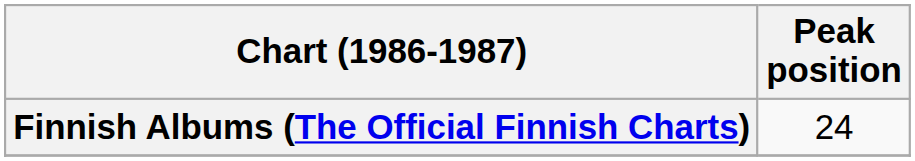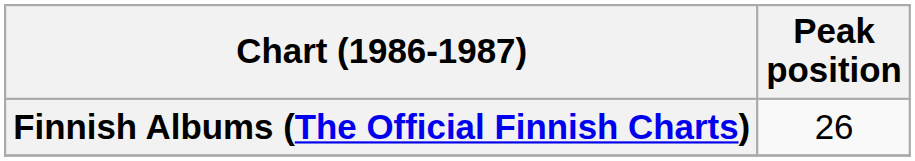(834, 126) 24 -> (834, 126) 26
